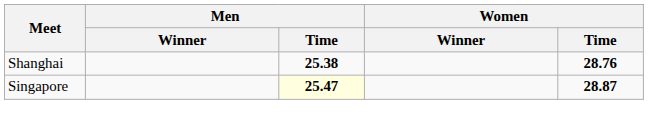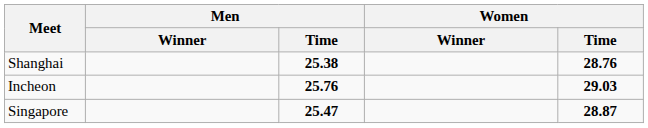+ row: (32, 87)
(322, 87) lightyellow background -> (322, 110) no background
